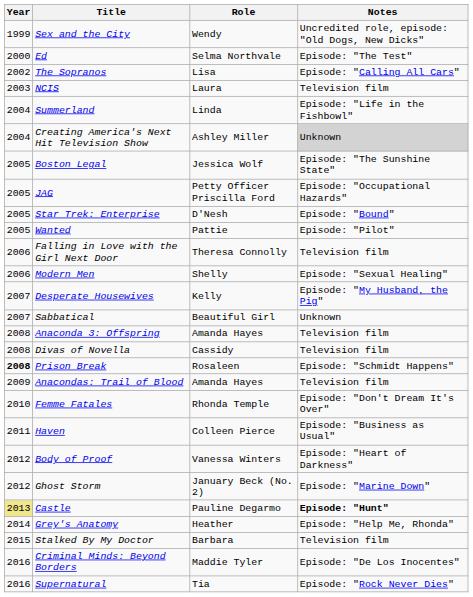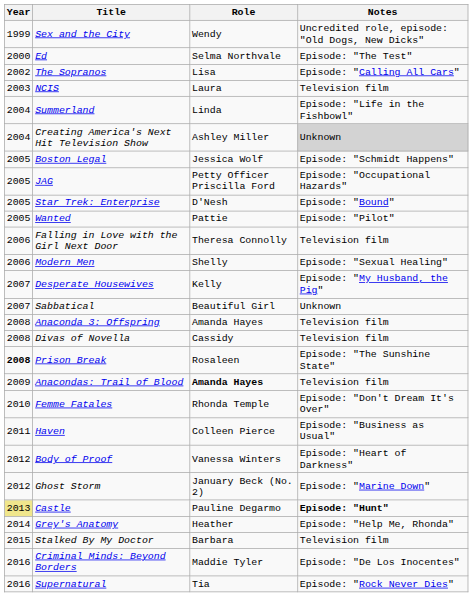(365, 165) Episode: "The Sunshine State" -> (377, 159) Episode: "Schmidt Happens"
(377, 366) Episode: "Schmidt Happens" -> (365, 360) Episode: "The Sunshine State"
(228, 382) normal -> (228, 382) bold
